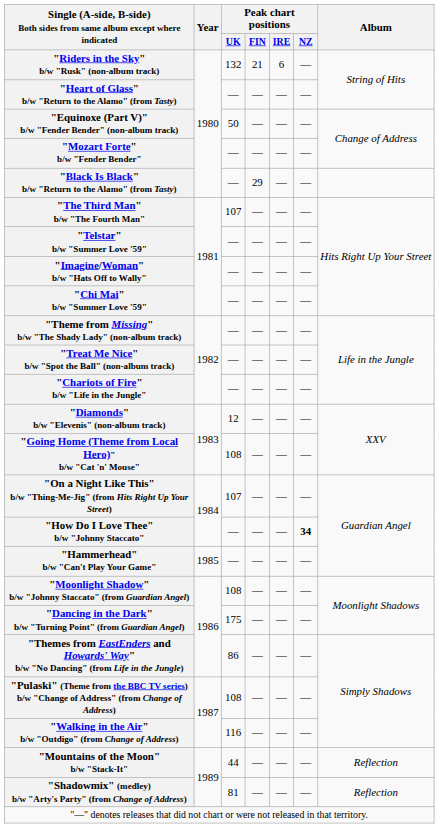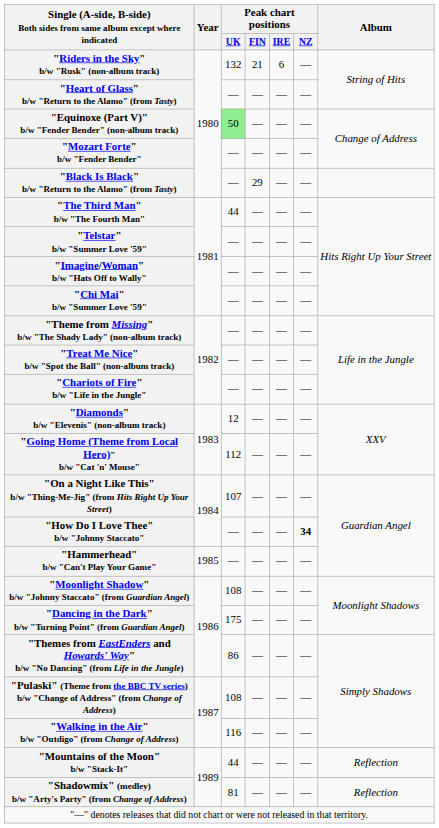(233, 123) no background -> (233, 123) lightgreen background
(233, 212) 107 -> (233, 212) 44
(233, 454) 108 -> (233, 454) 112
